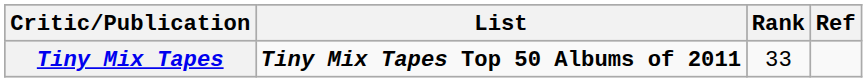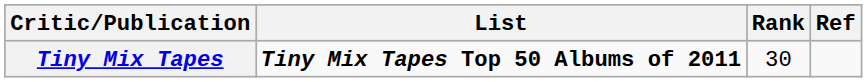(778, 59) 33 -> (778, 59) 30
